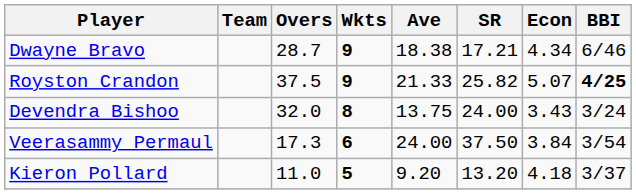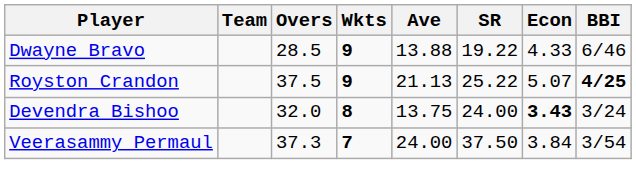(299, 51) 28.7 -> (299, 51) 28.5
(424, 51) 18.38 -> (424, 51) 13.88
(490, 51) 17.21 -> (490, 51) 19.22
(550, 51) 4.34 -> (550, 51) 4.33
(424, 82) 21.33 -> (424, 82) 21.13
(490, 82) 25.82 -> (490, 82) 25.22
(550, 112) normal -> (550, 112) bold
(299, 143) 17.3 -> (299, 143) 37.3
(347, 143) 6 -> (347, 143) 7
- row: (88, 174)
